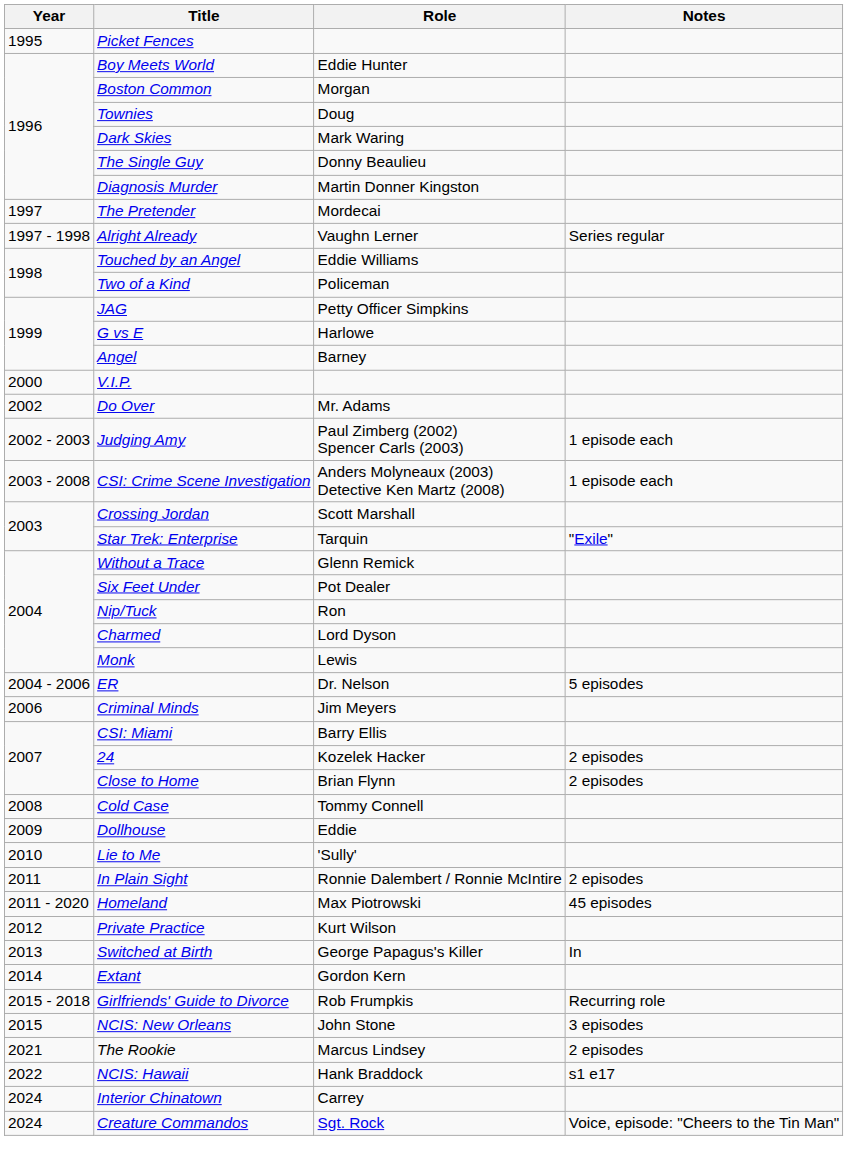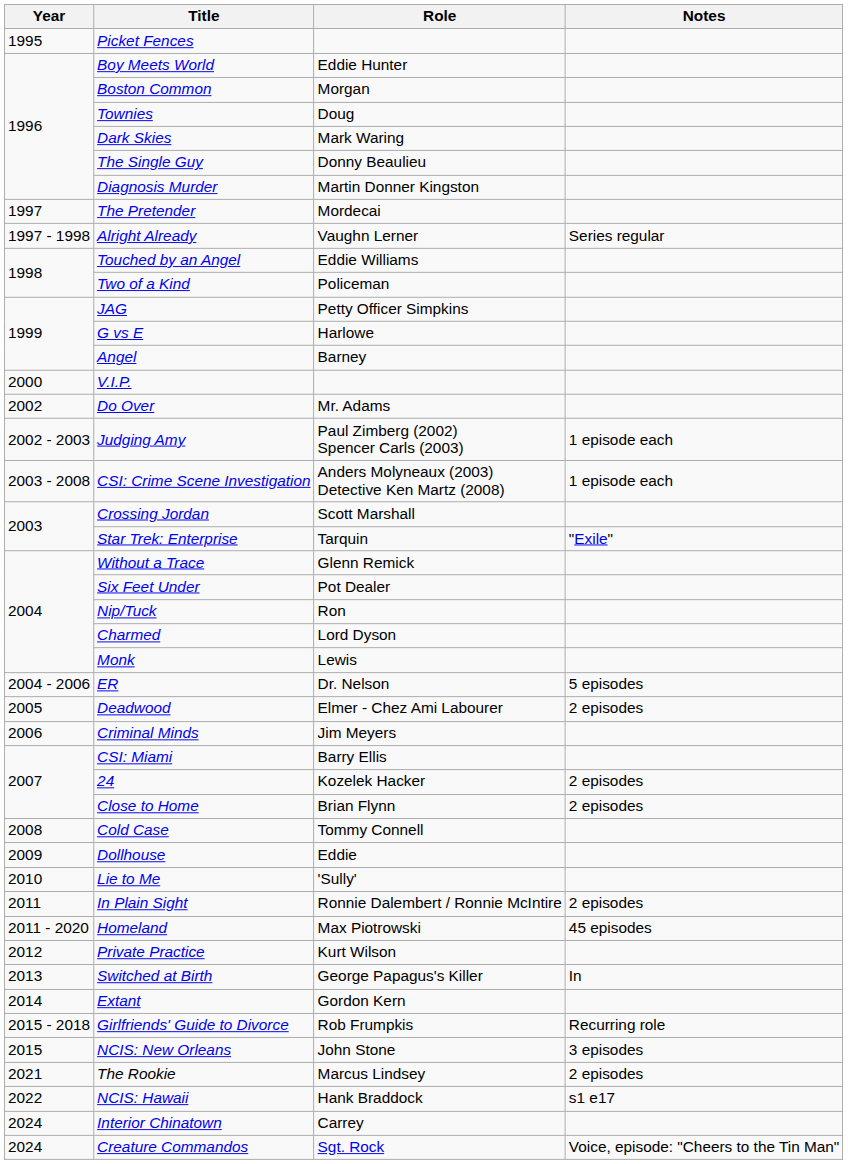+ row: (134, 708)
